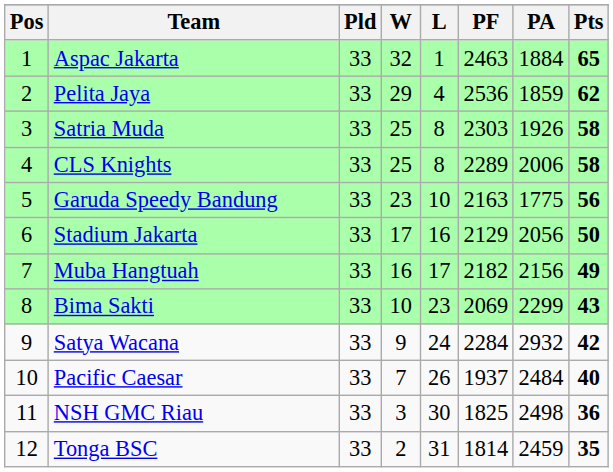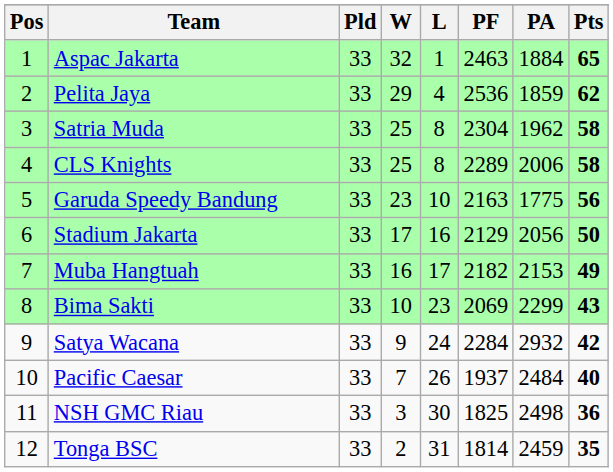(486, 128) 2303 -> (486, 128) 2304
(541, 128) 1926 -> (541, 128) 1962
(541, 270) 2156 -> (541, 270) 2153
